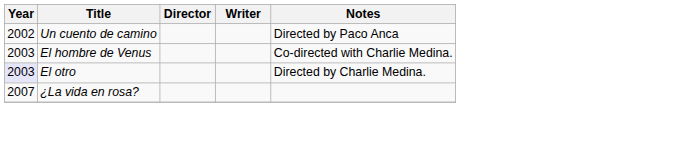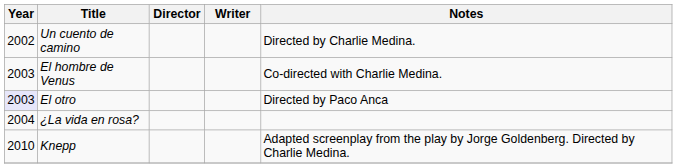(336, 33) Directed by Paco Anca -> (339, 40) Directed by Charlie Medina.
(350, 72) Directed by Charlie Medina. -> (326, 100) Directed by Paco Anca
(21, 92) 2007 -> (21, 120) 2004
+ row: (58, 146)
